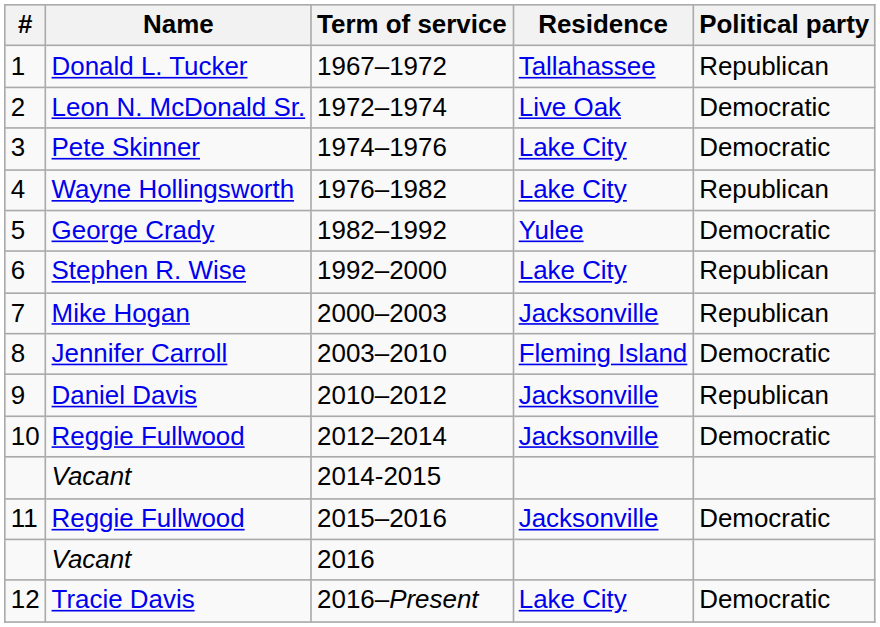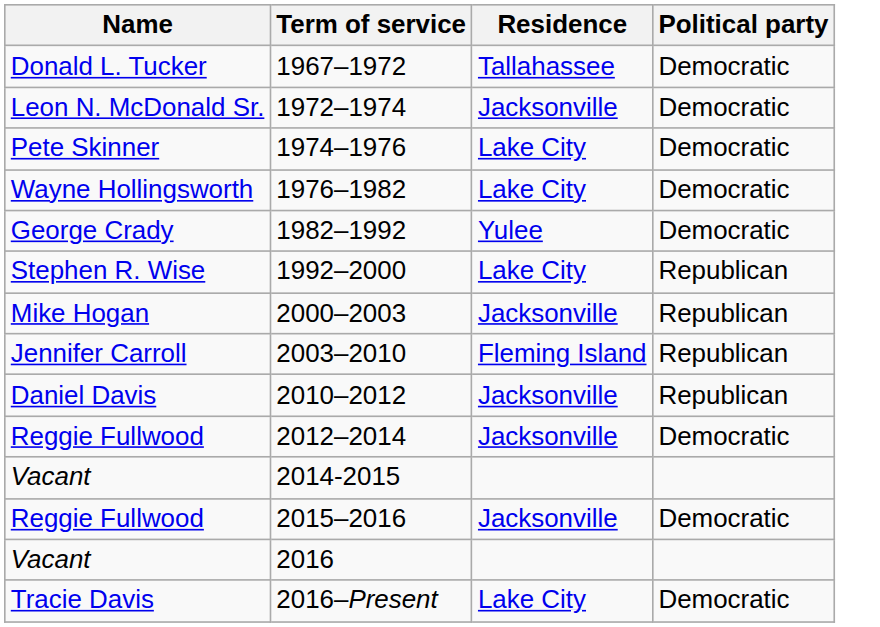- column: (25, 25)
(764, 66) Republican -> (724, 66) Democratic
(570, 107) Live Oak -> (548, 107) Jacksonville
(764, 189) Republican -> (724, 189) Democratic
(765, 353) Democratic -> (723, 353) Republican
